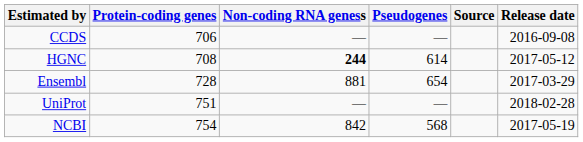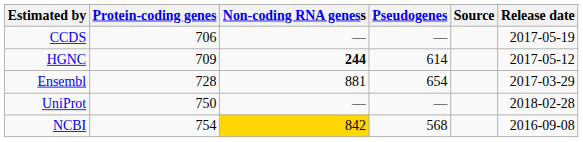(542, 37) 2016-09-08 -> (542, 37) 2017-05-19
(206, 59) 708 -> (206, 59) 709
(206, 103) 751 -> (206, 103) 750
(355, 125) no background -> (355, 125) gold background
(542, 125) 2017-05-19 -> (542, 125) 2016-09-08
